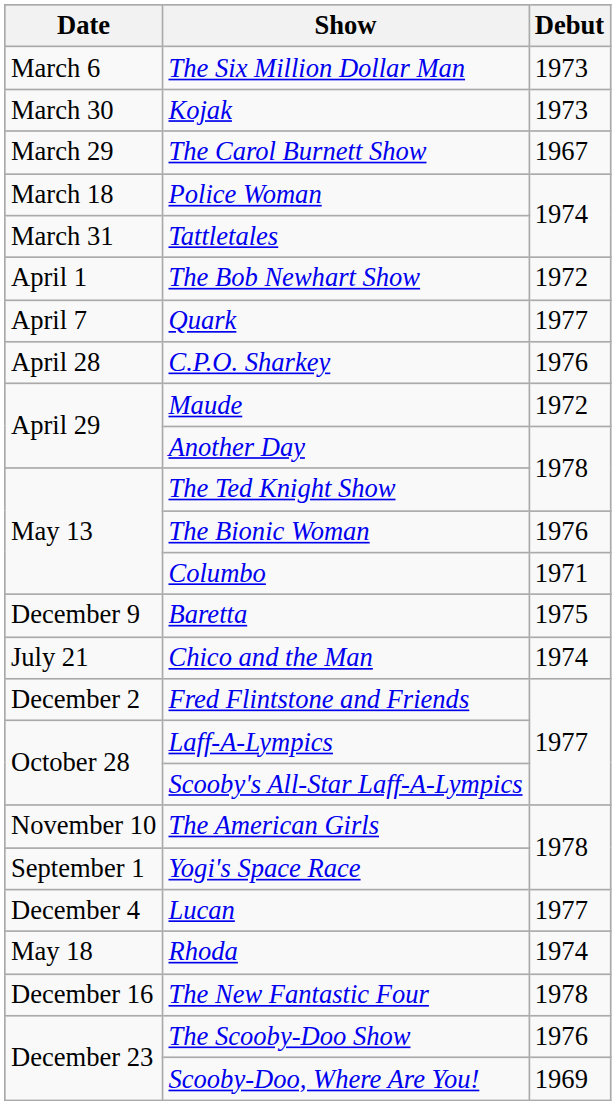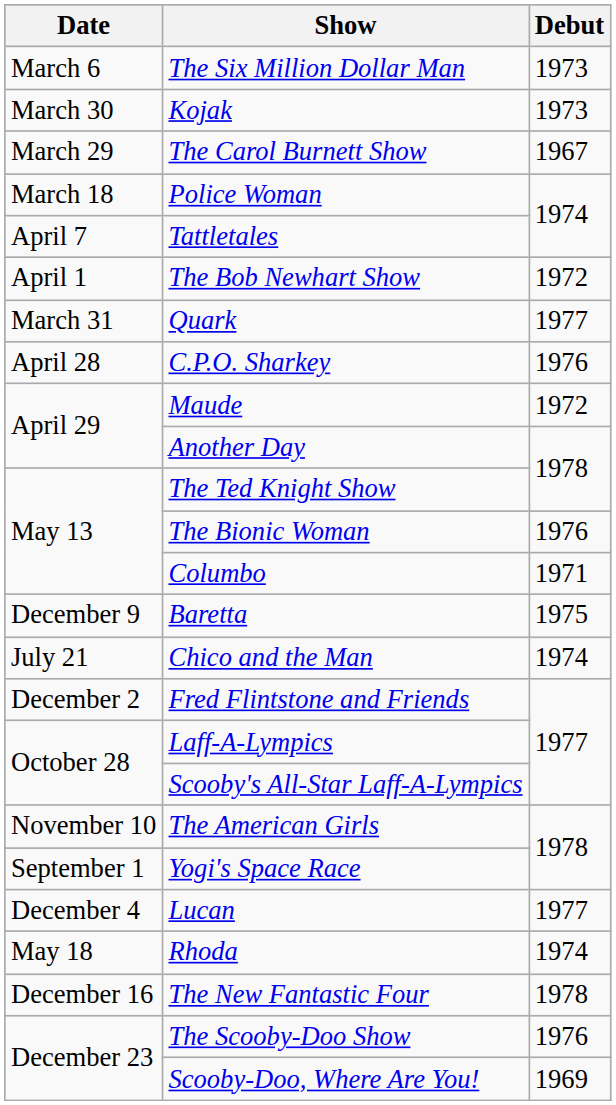(62, 236) March 31 -> (49, 236) April 7
(49, 320) April 7 -> (62, 320) March 31
